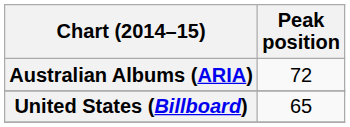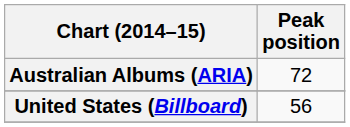(301, 106) 65 -> (301, 106) 56
